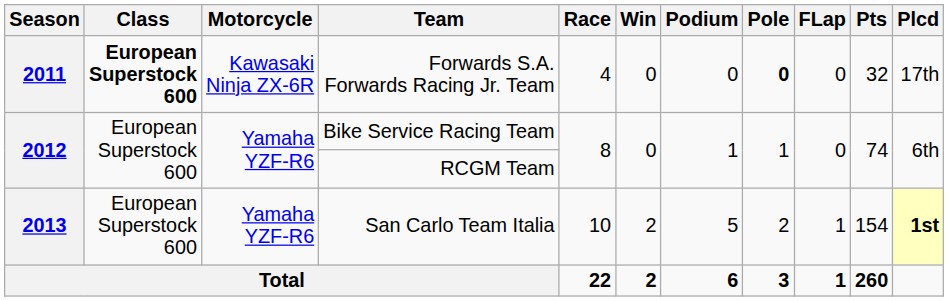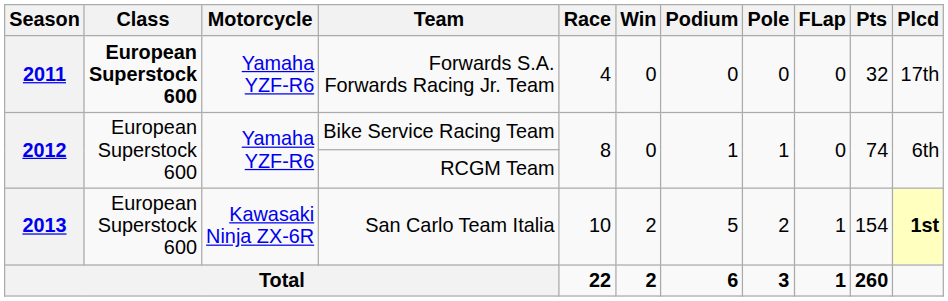(260, 74) Kawasaki Ninja ZX-6R -> (278, 74) Yamaha YZF-R6
(784, 74) bold -> (784, 74) normal
(278, 226) Yamaha YZF-R6 -> (260, 226) Kawasaki Ninja ZX-6R
